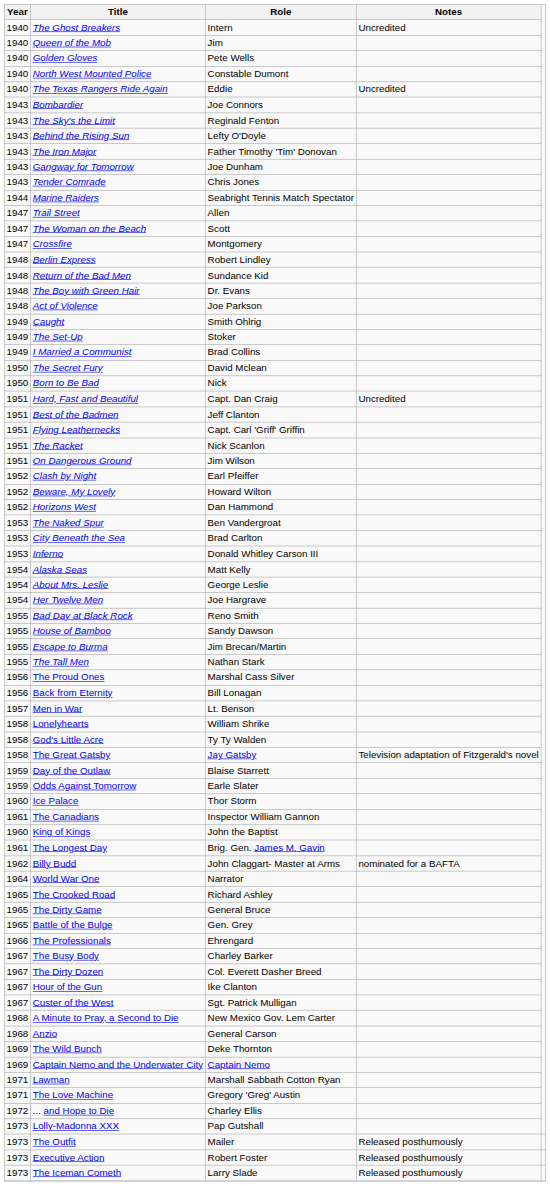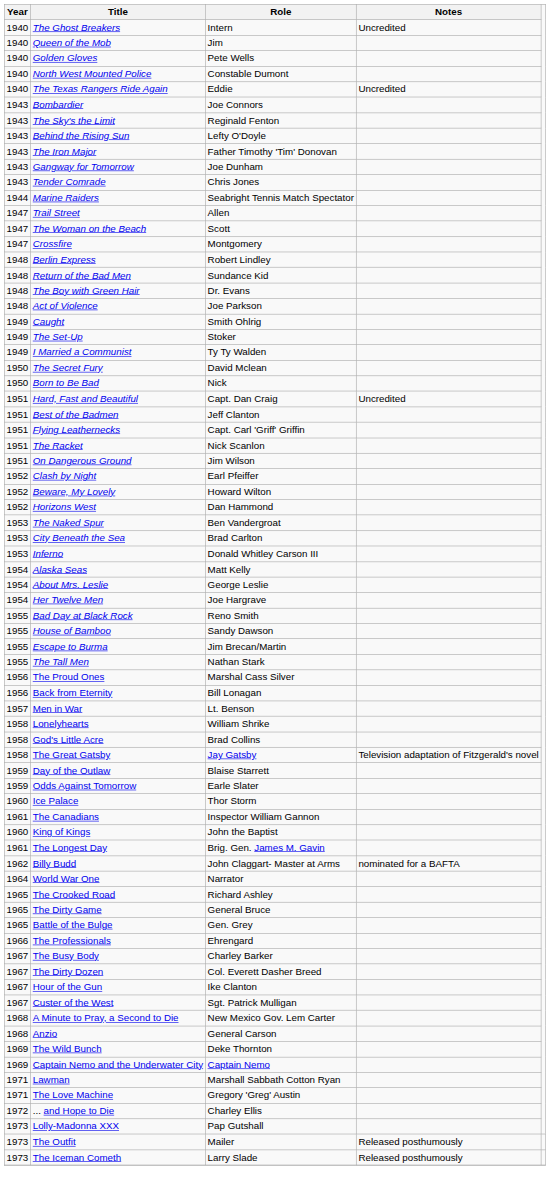(234, 352) Brad Collins -> (237, 352) Ty Ty Walden
(237, 739) Ty Ty Walden -> (234, 739) Brad Collins
- row: (69, 1157)
